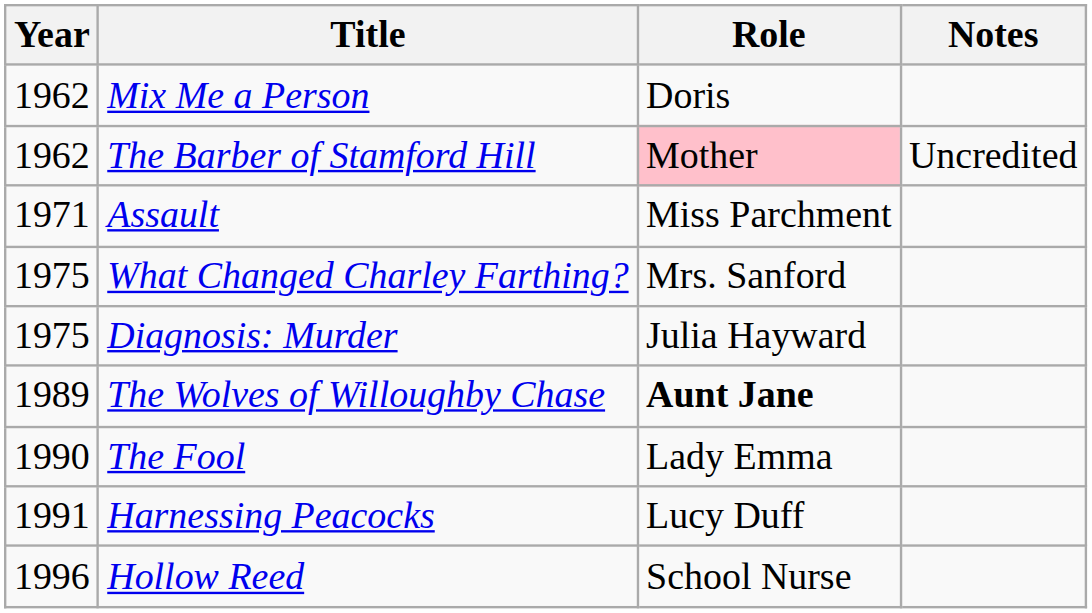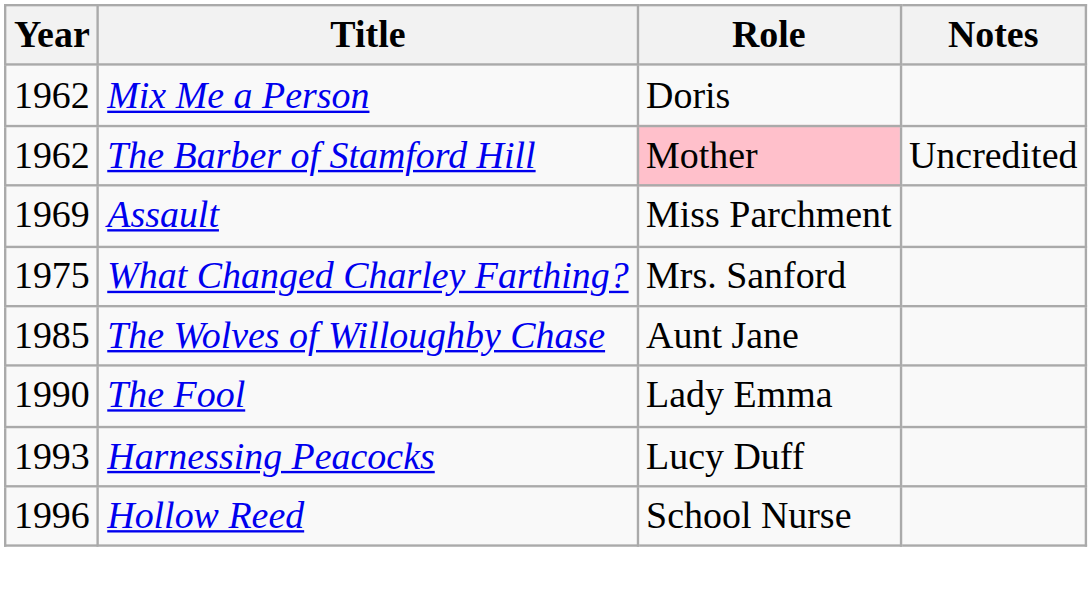(52, 214) 1971 -> (52, 214) 1969
- row: (252, 335)
(52, 395) 1989 -> (52, 335) 1985
(730, 395) bold -> (722, 335) normal
(52, 515) 1991 -> (52, 455) 1993
